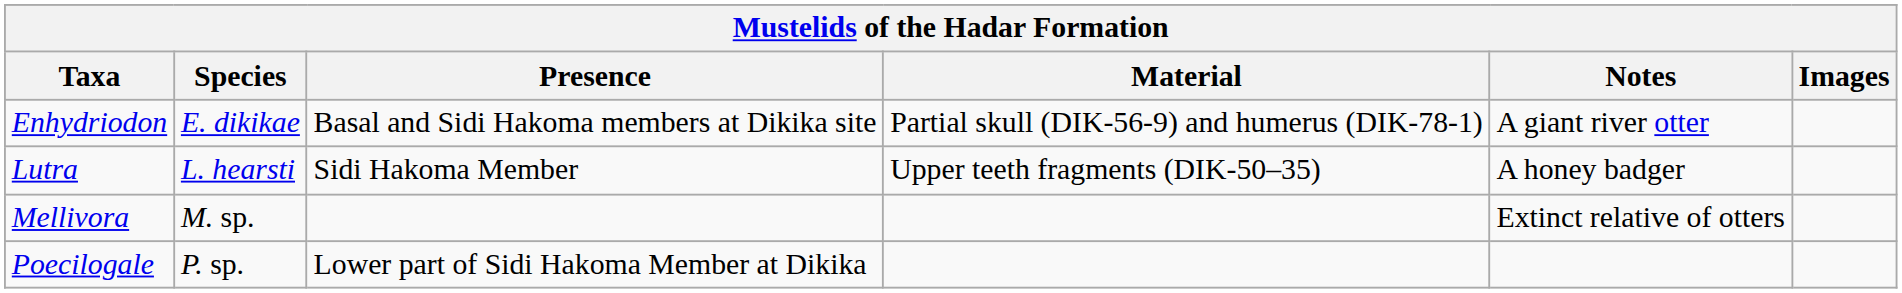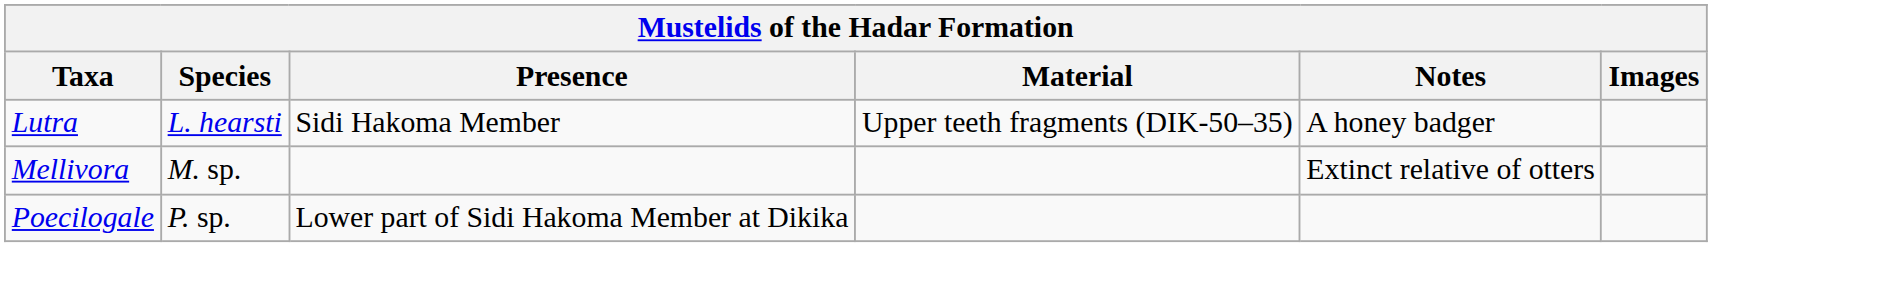- row: (89, 122)
